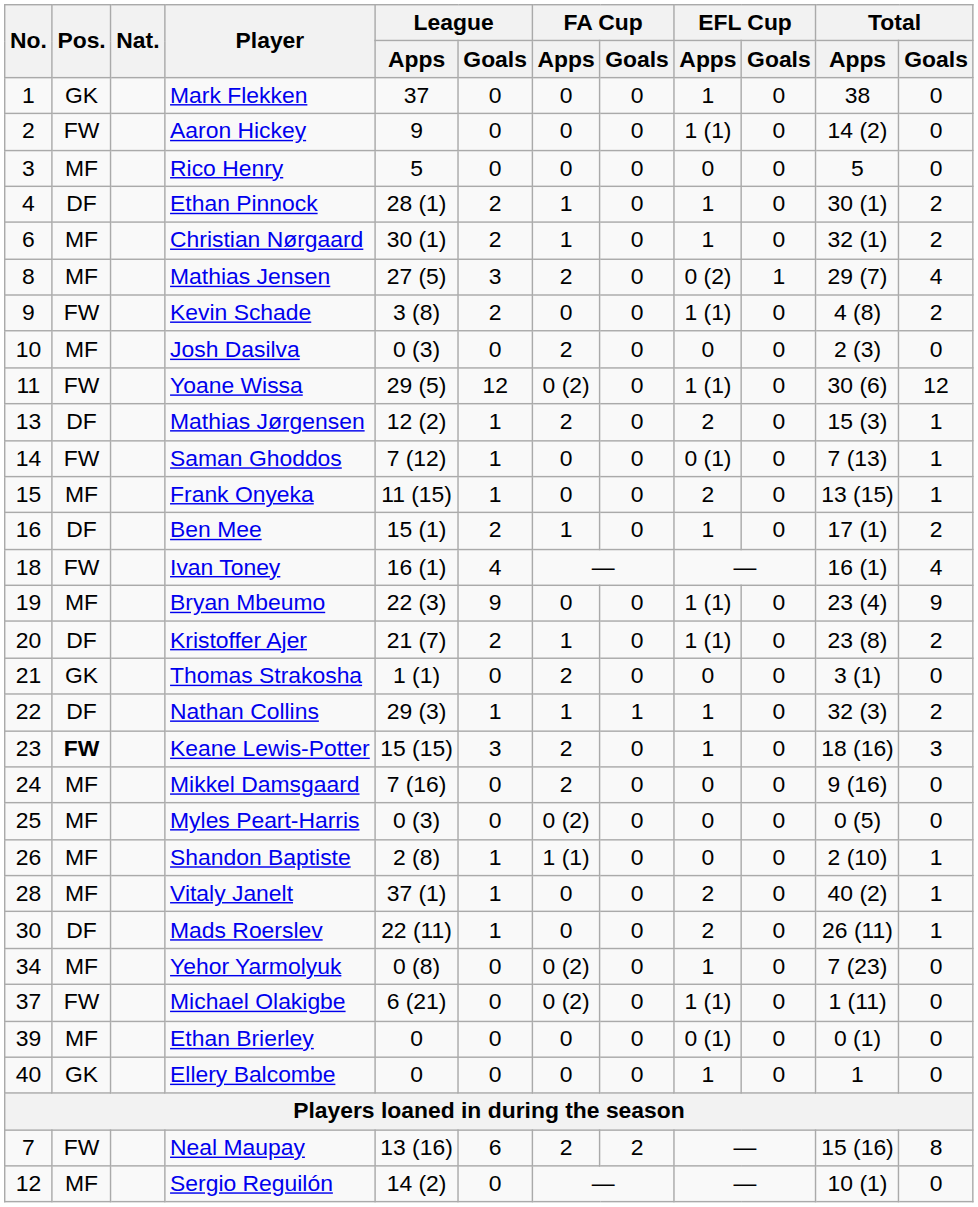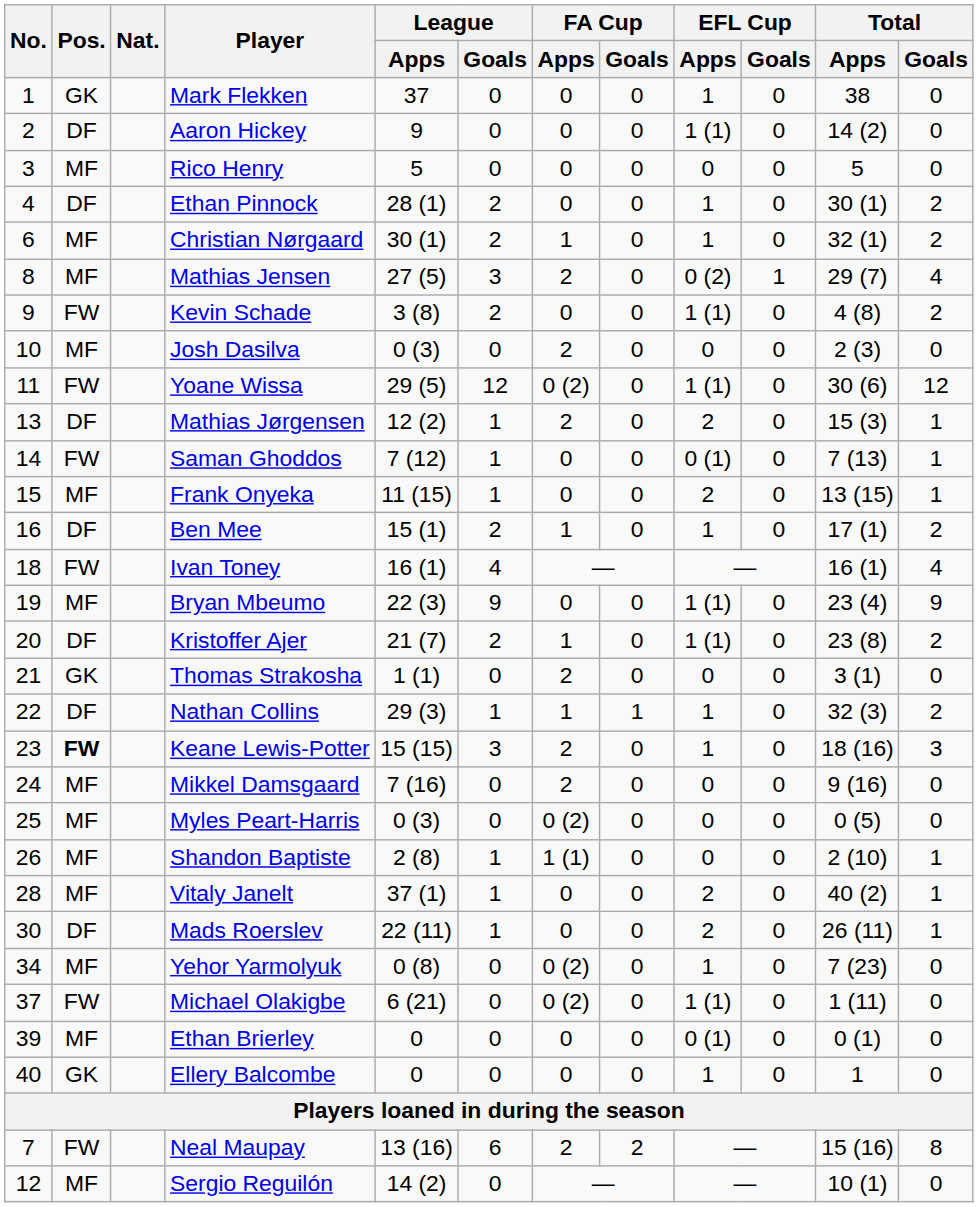(82, 131) FW -> (82, 131) DF
(566, 204) 1 -> (566, 204) 0
